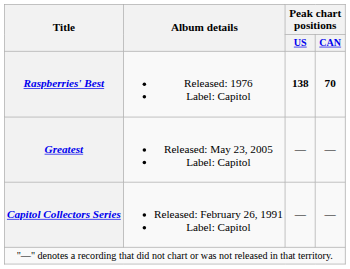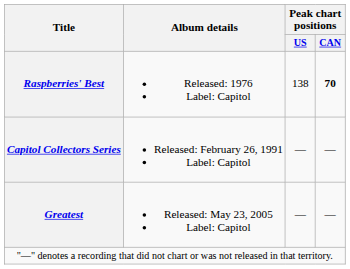(300, 84) bold -> (300, 84) normal
rows swapped: (64, 214) <-> (64, 149)
